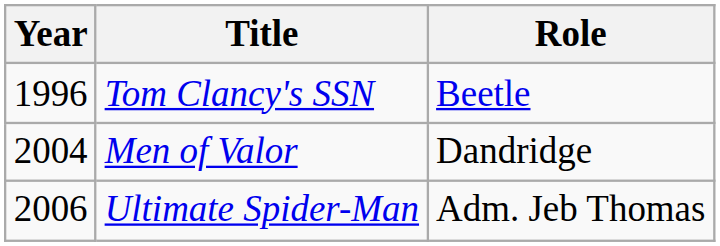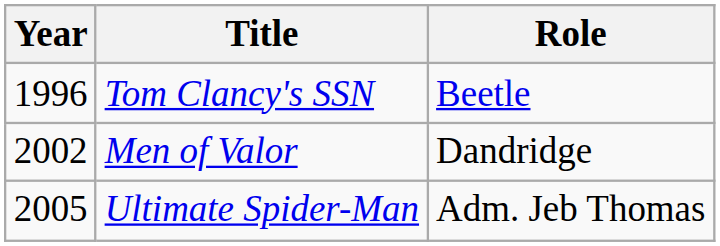(51, 151) 2004 -> (51, 151) 2002
(51, 209) 2006 -> (51, 209) 2005
